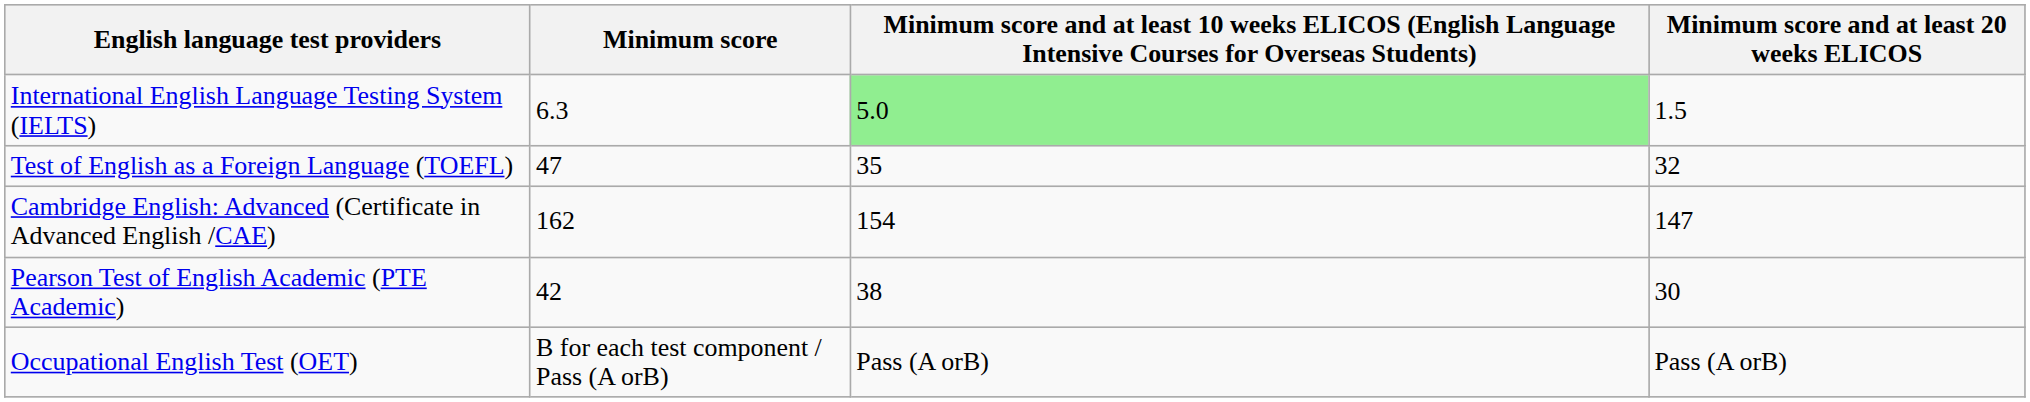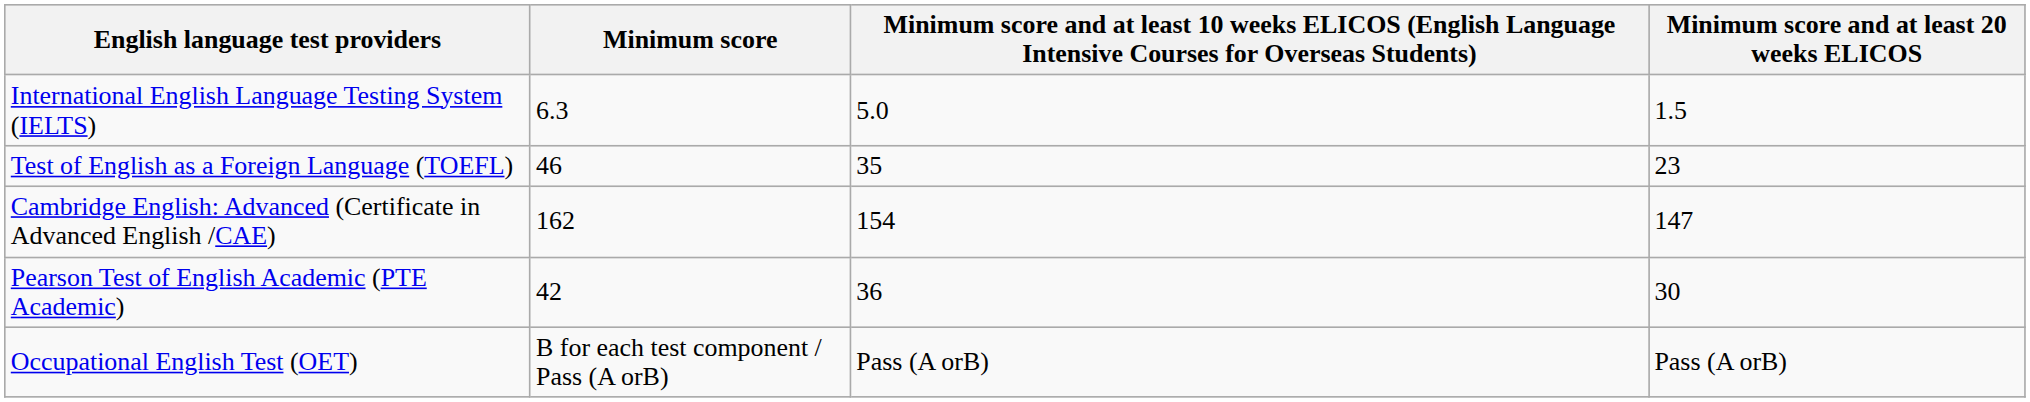(873, 109) lightgreen background -> (873, 109) no background
(549, 165) 47 -> (549, 165) 46
(1667, 165) 32 -> (1667, 165) 23
(869, 291) 38 -> (869, 291) 36
